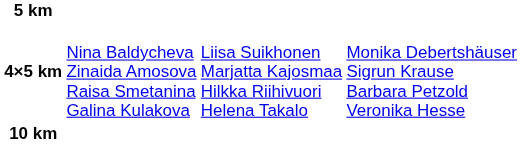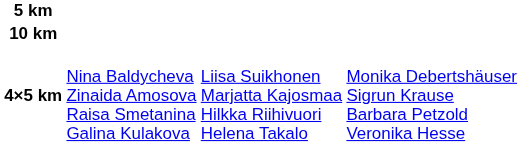rows swapped: (33, 133) <-> (33, 72)
